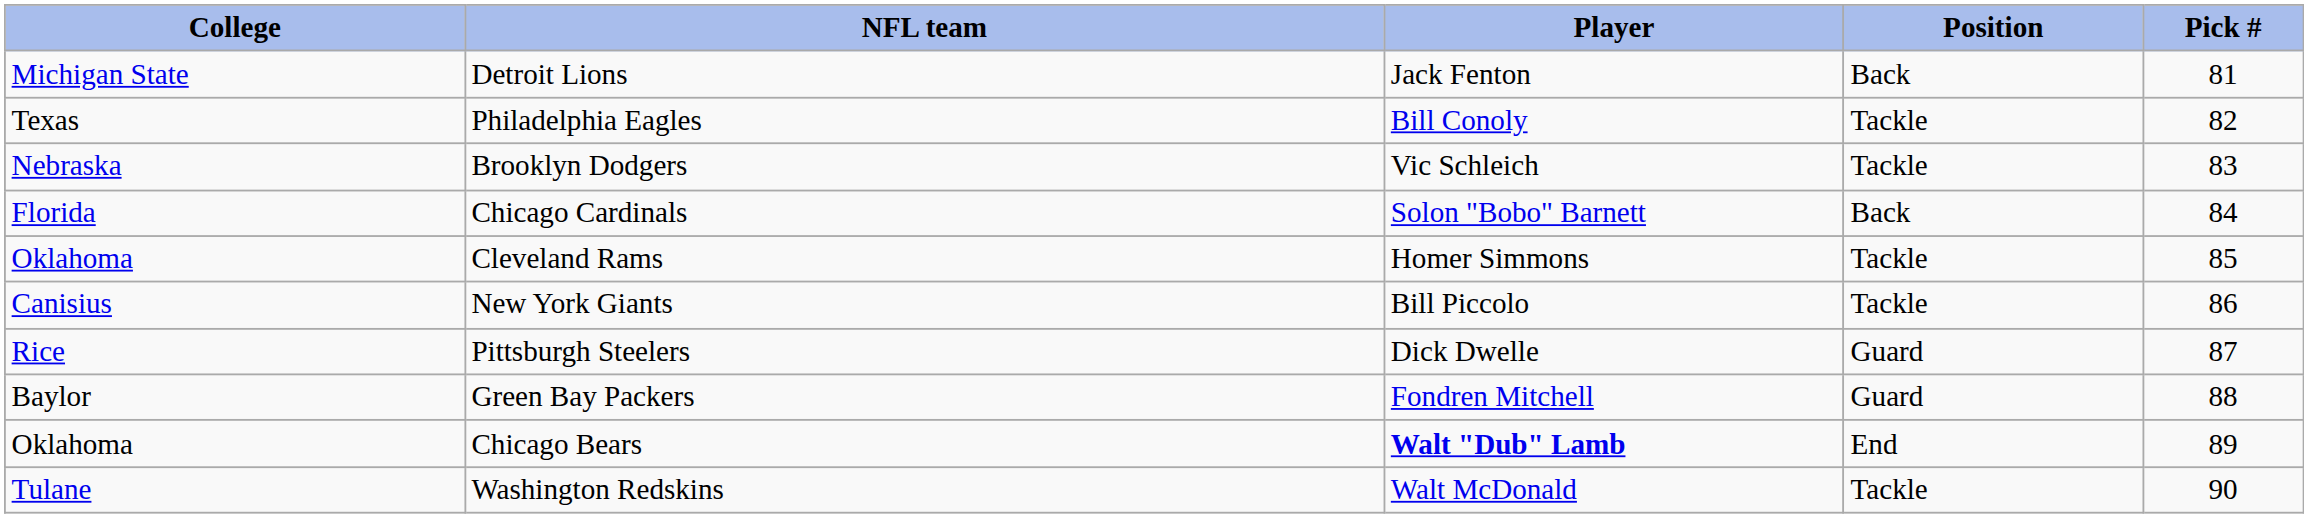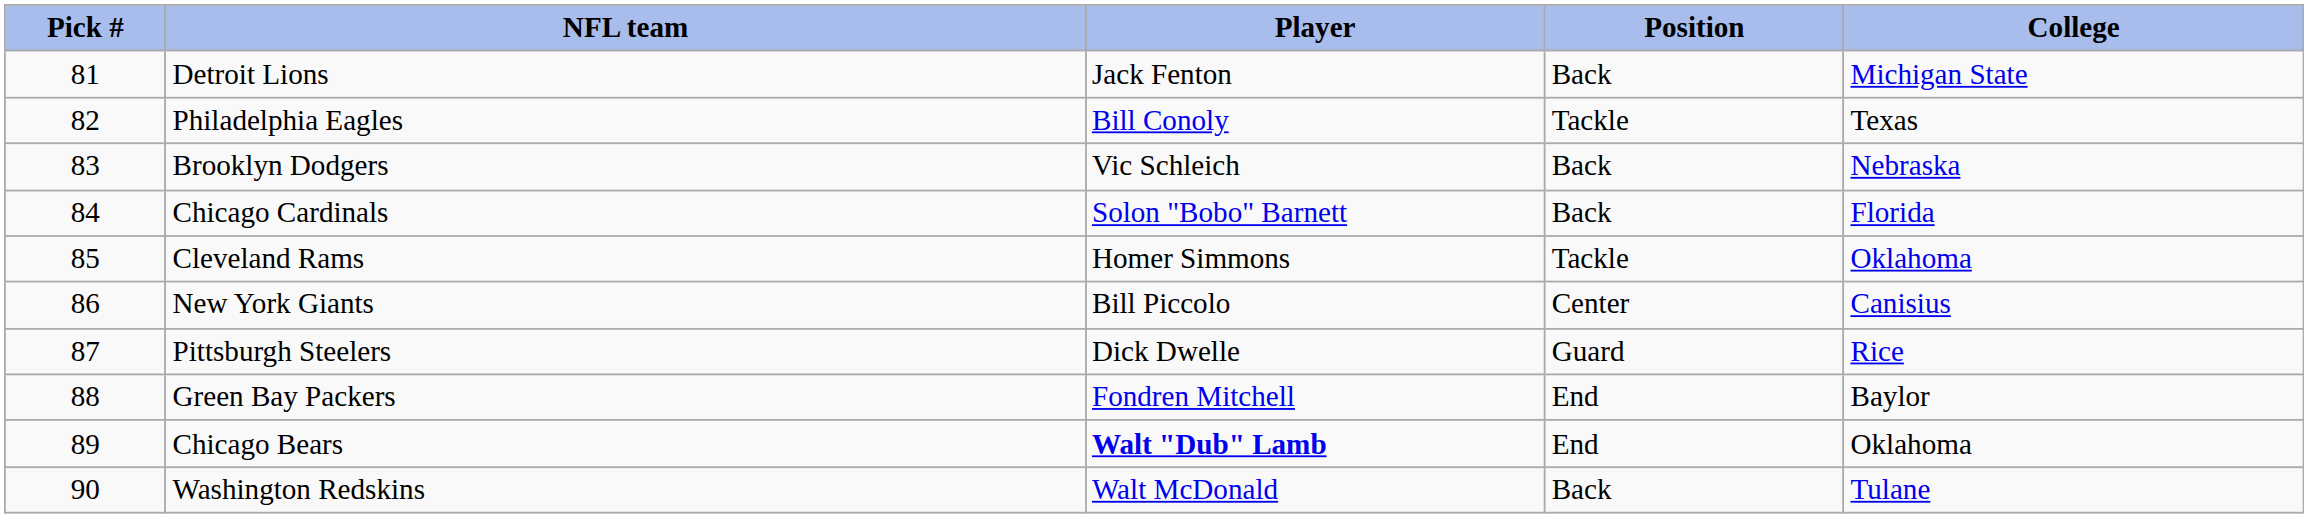columns swapped: (2223, 27) <-> (235, 27)
(1889, 166) Tackle -> (1582, 166) Back
(1889, 304) Tackle -> (1590, 304) Center
(1887, 397) Guard -> (1575, 397) End
(1889, 489) Tackle -> (1582, 489) Back
